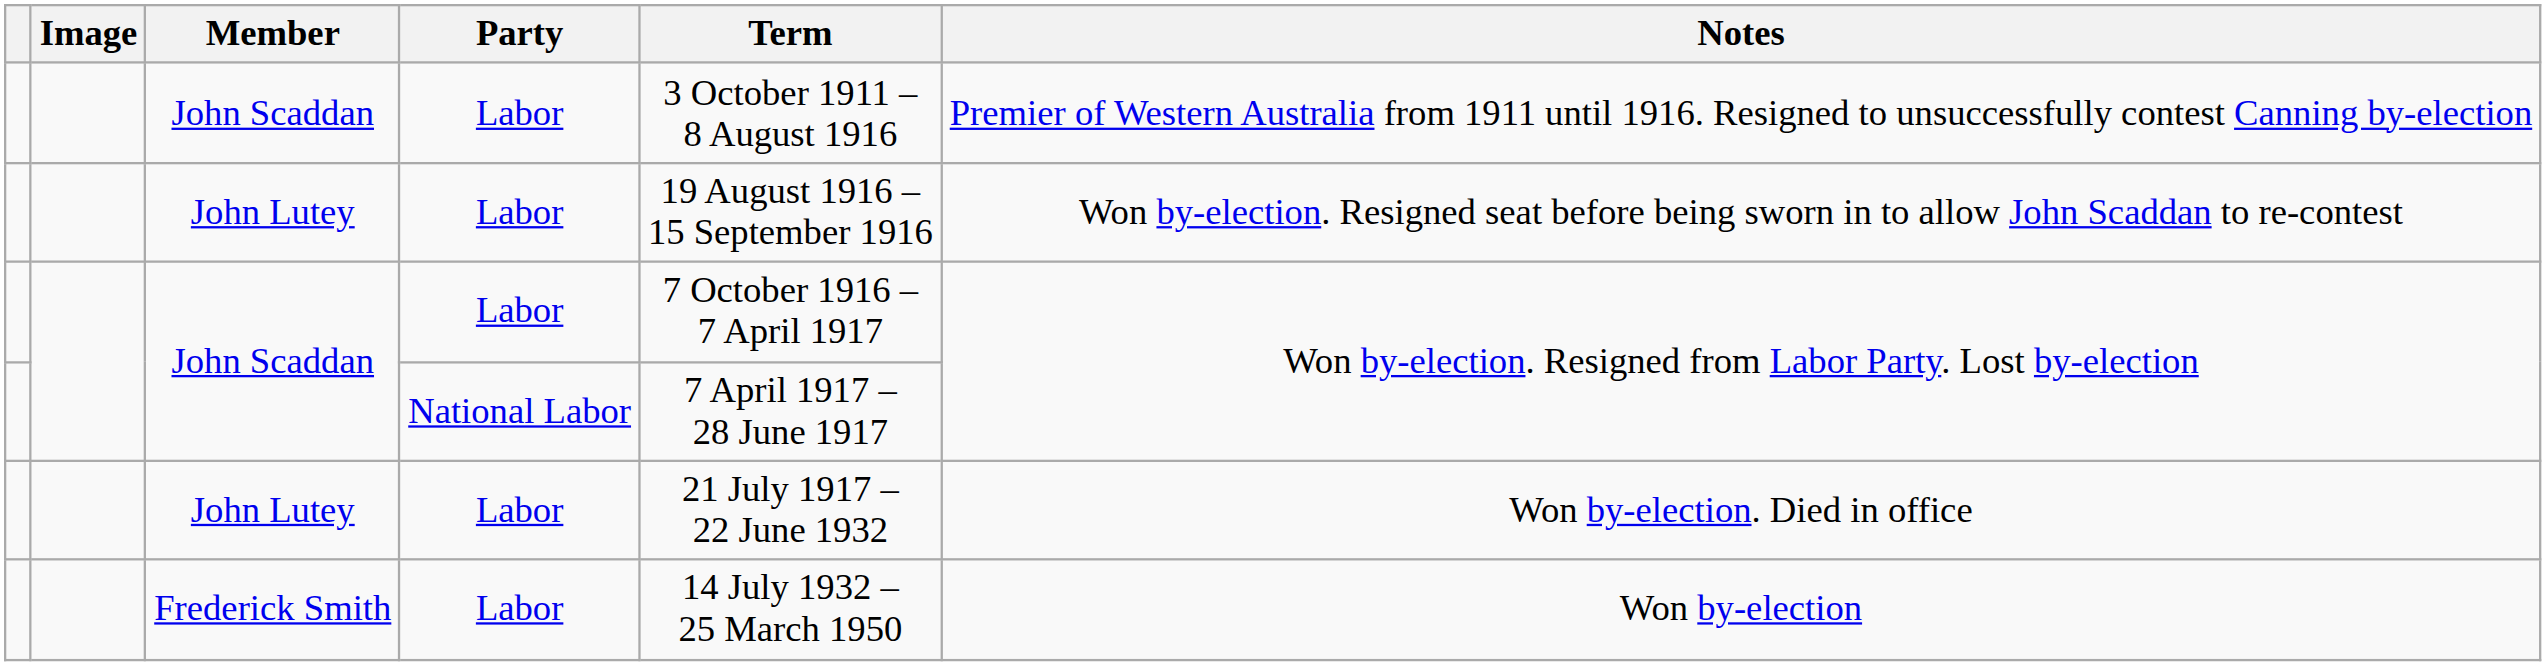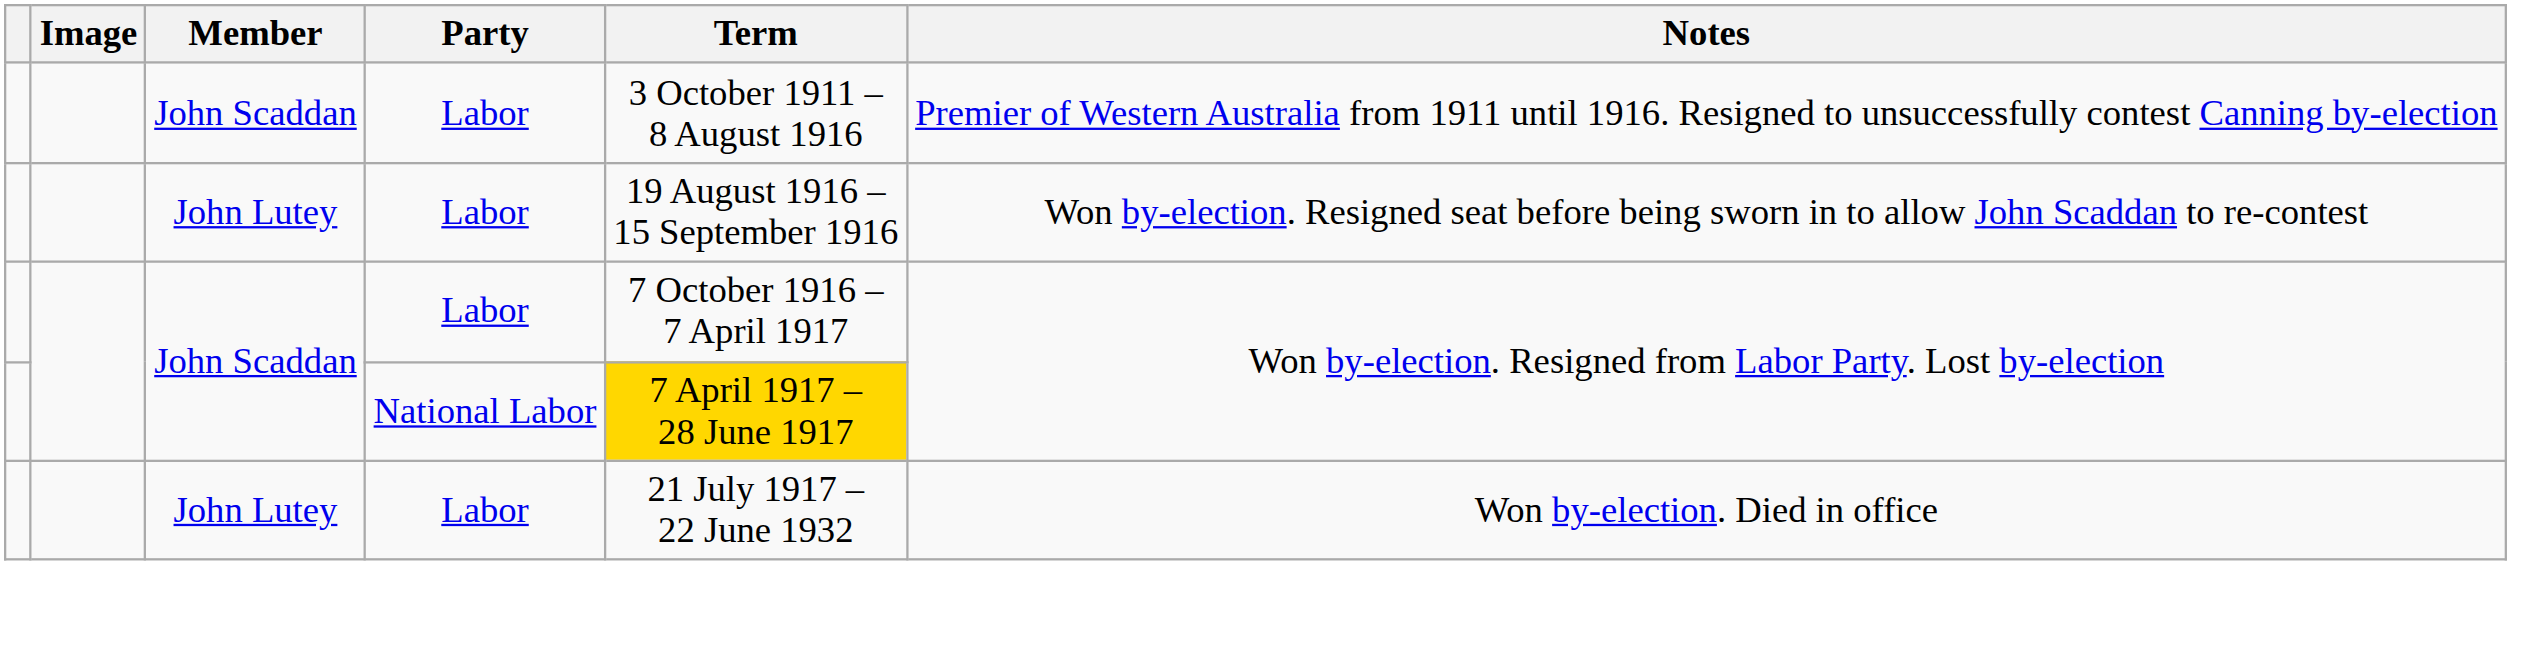(790, 410) no background -> (756, 410) gold background
- row: (273, 608)
